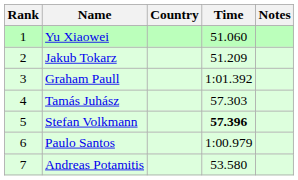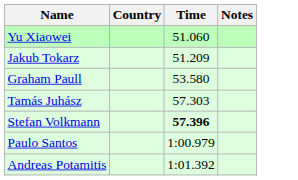- column: (23, 15)
(229, 79) 1:01.392 -> (191, 79) 53.580
(229, 164) 53.580 -> (191, 164) 1:01.392
